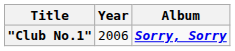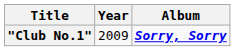(113, 36) 2006 -> (113, 36) 2009
